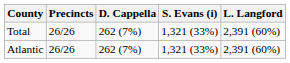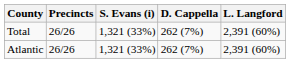columns swapped: (127, 13) <-> (190, 13)
